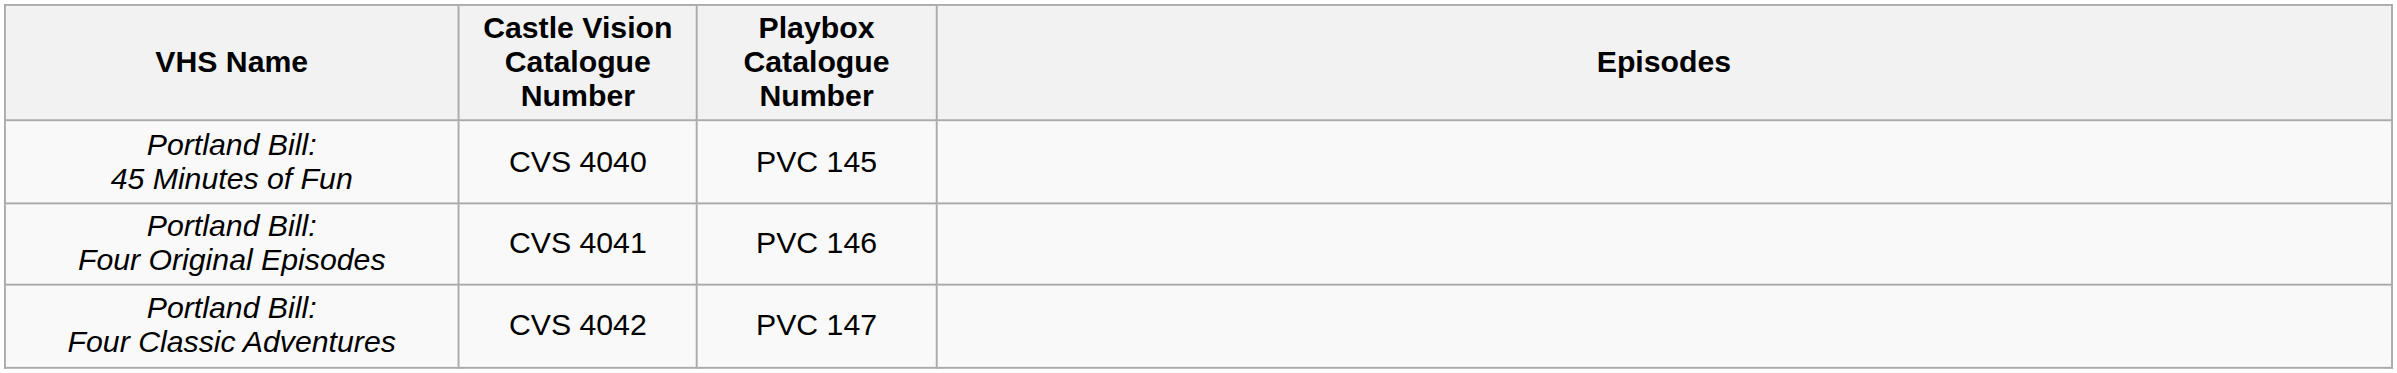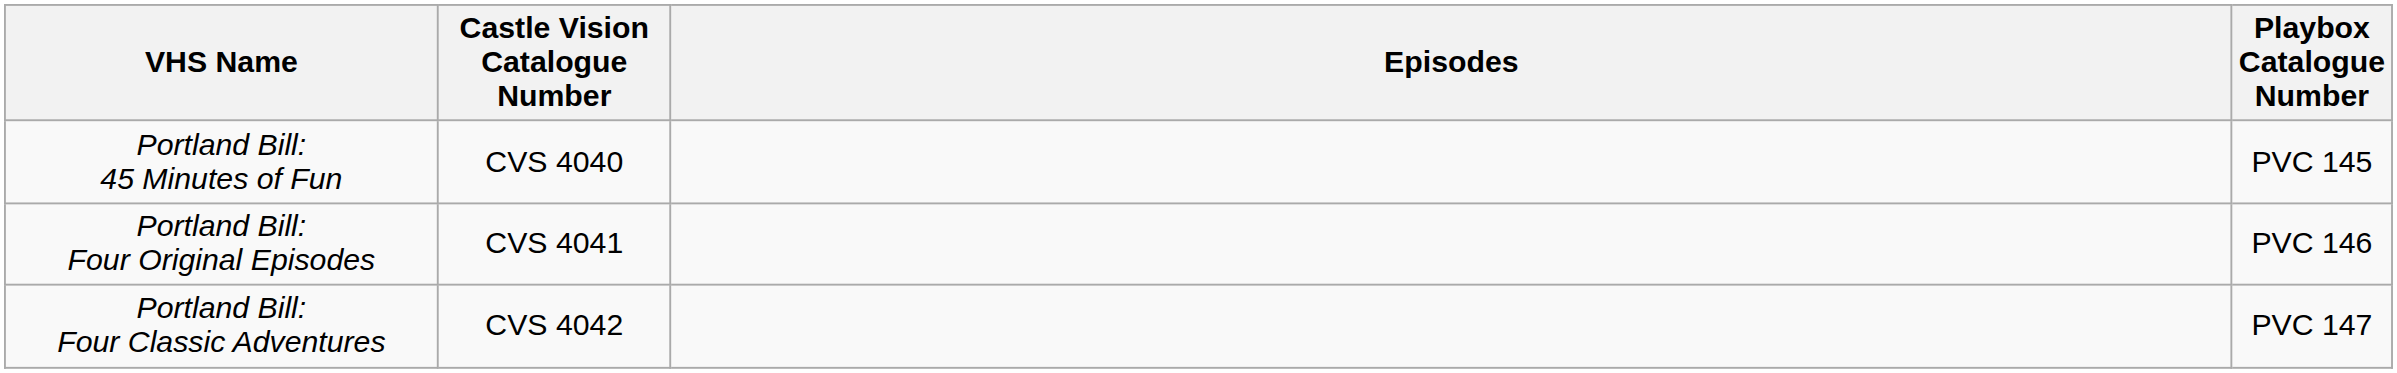columns swapped: (817, 62) <-> (1664, 62)
